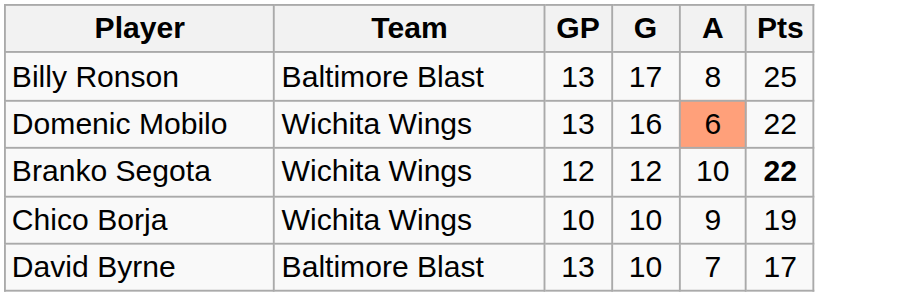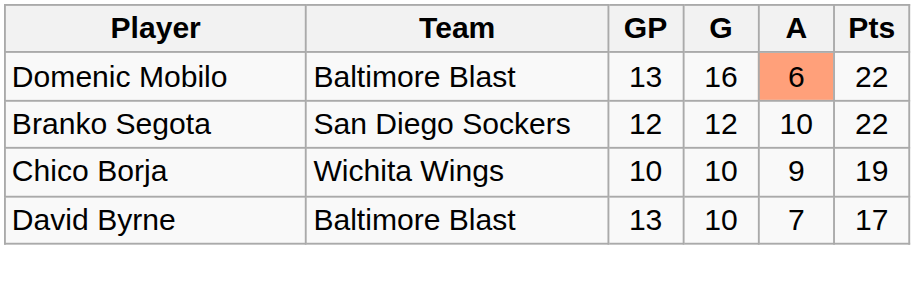- row: (95, 76)
(377, 123) Wichita Wings -> (415, 76) Baltimore Blast
(377, 171) Wichita Wings -> (442, 123) San Diego Sockers
(780, 171) bold -> (872, 123) normal
